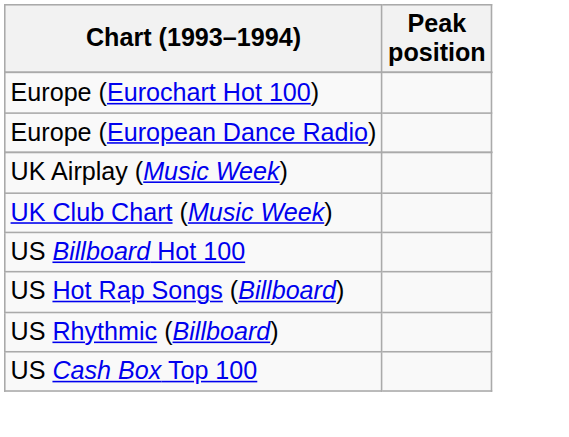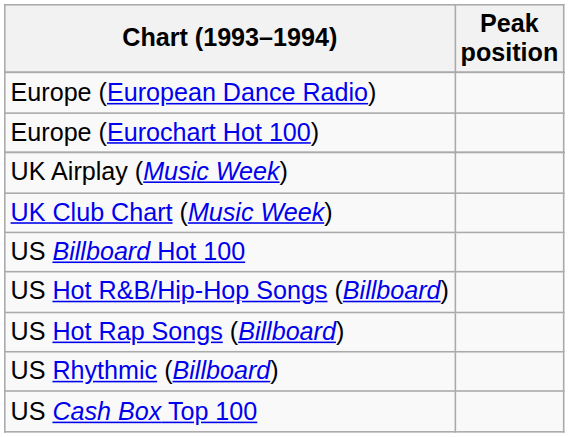rows swapped: (165, 92) <-> (194, 132)
+ row: (230, 291)
